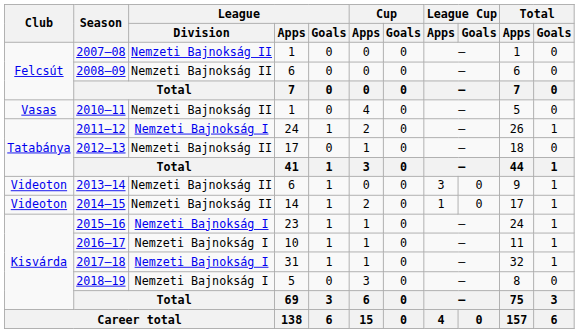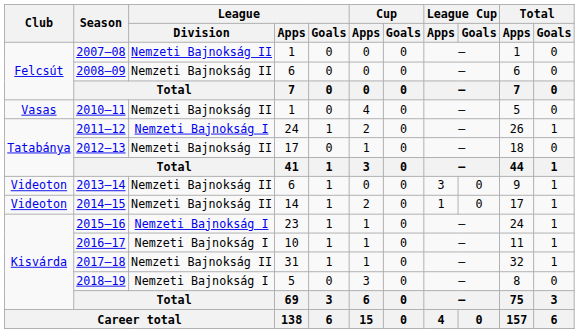(202, 262) Nemzeti Bajnokság I -> (202, 262) Nemzeti Bajnokság II
